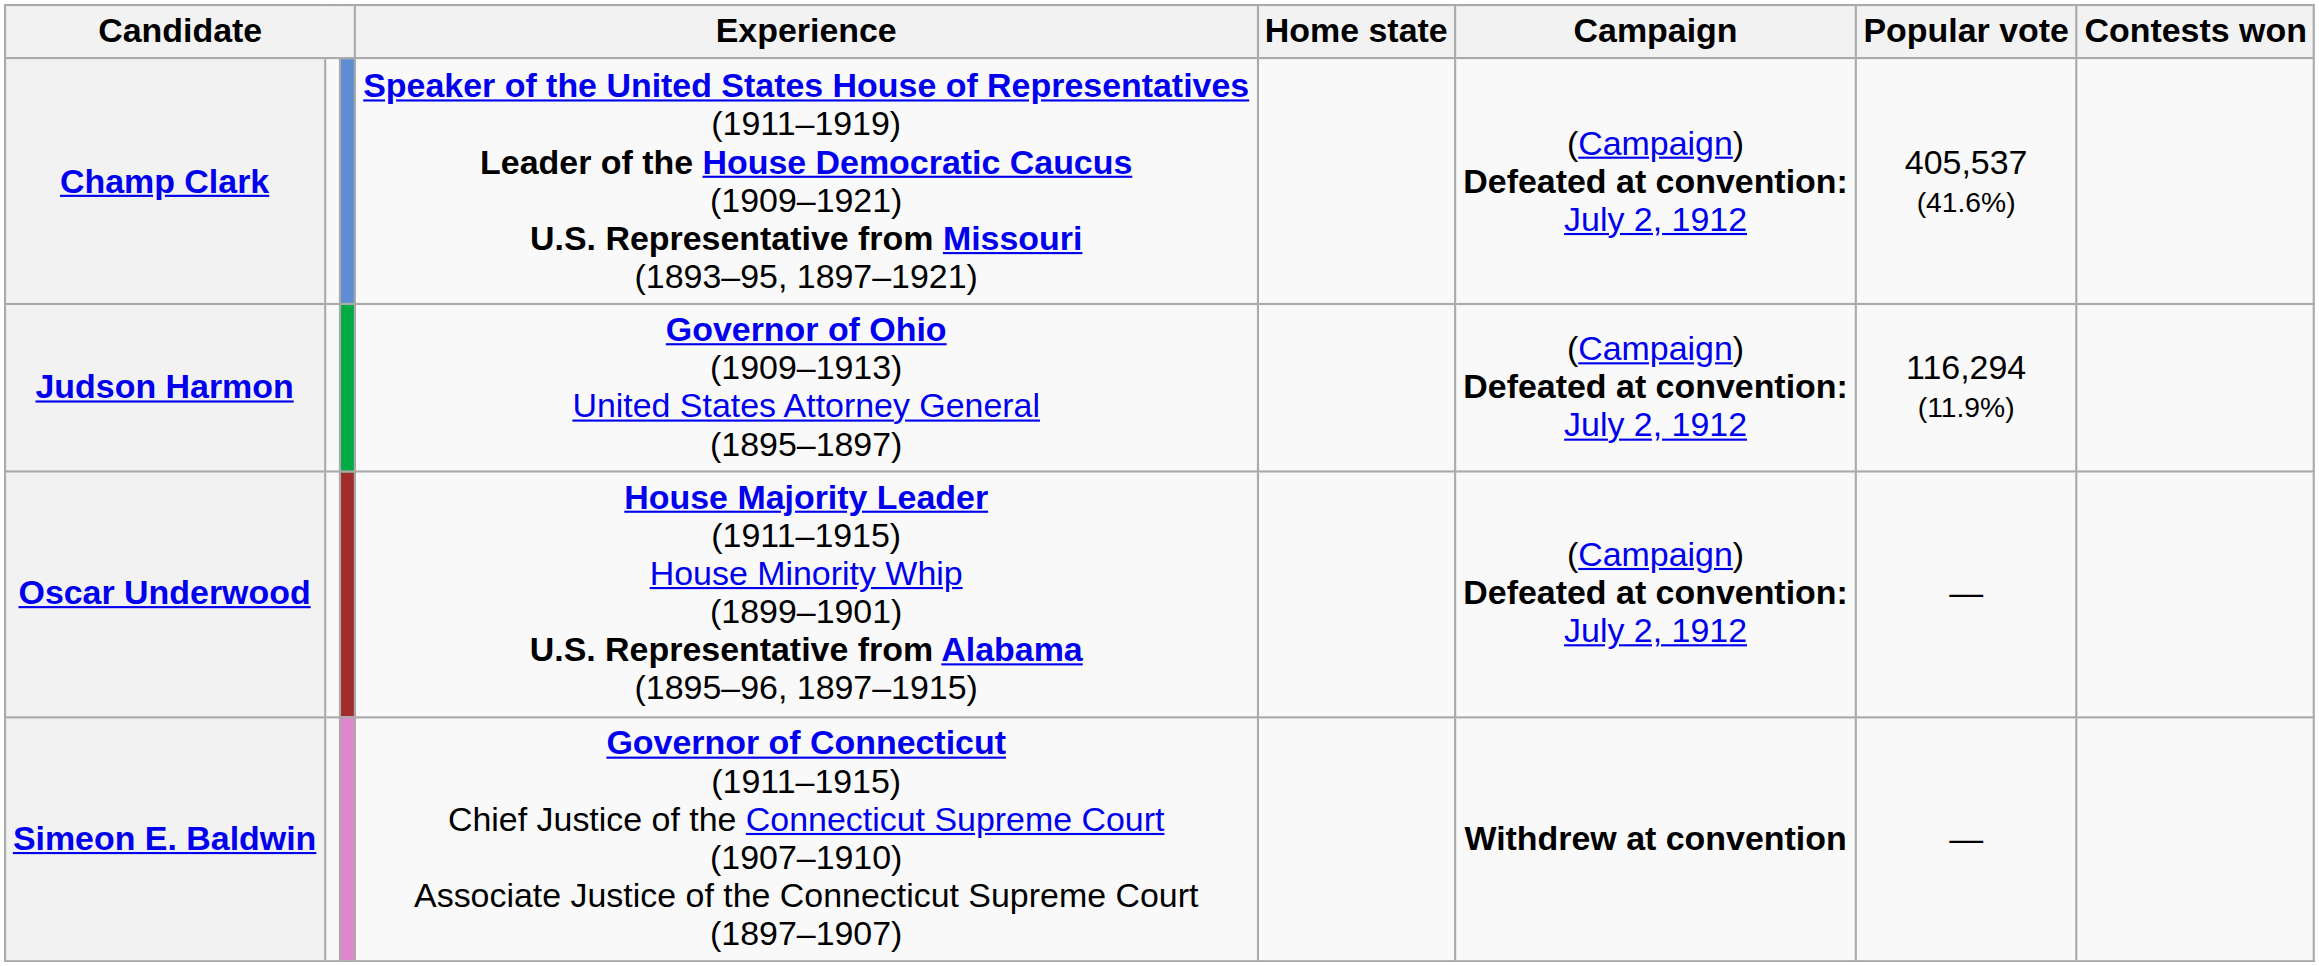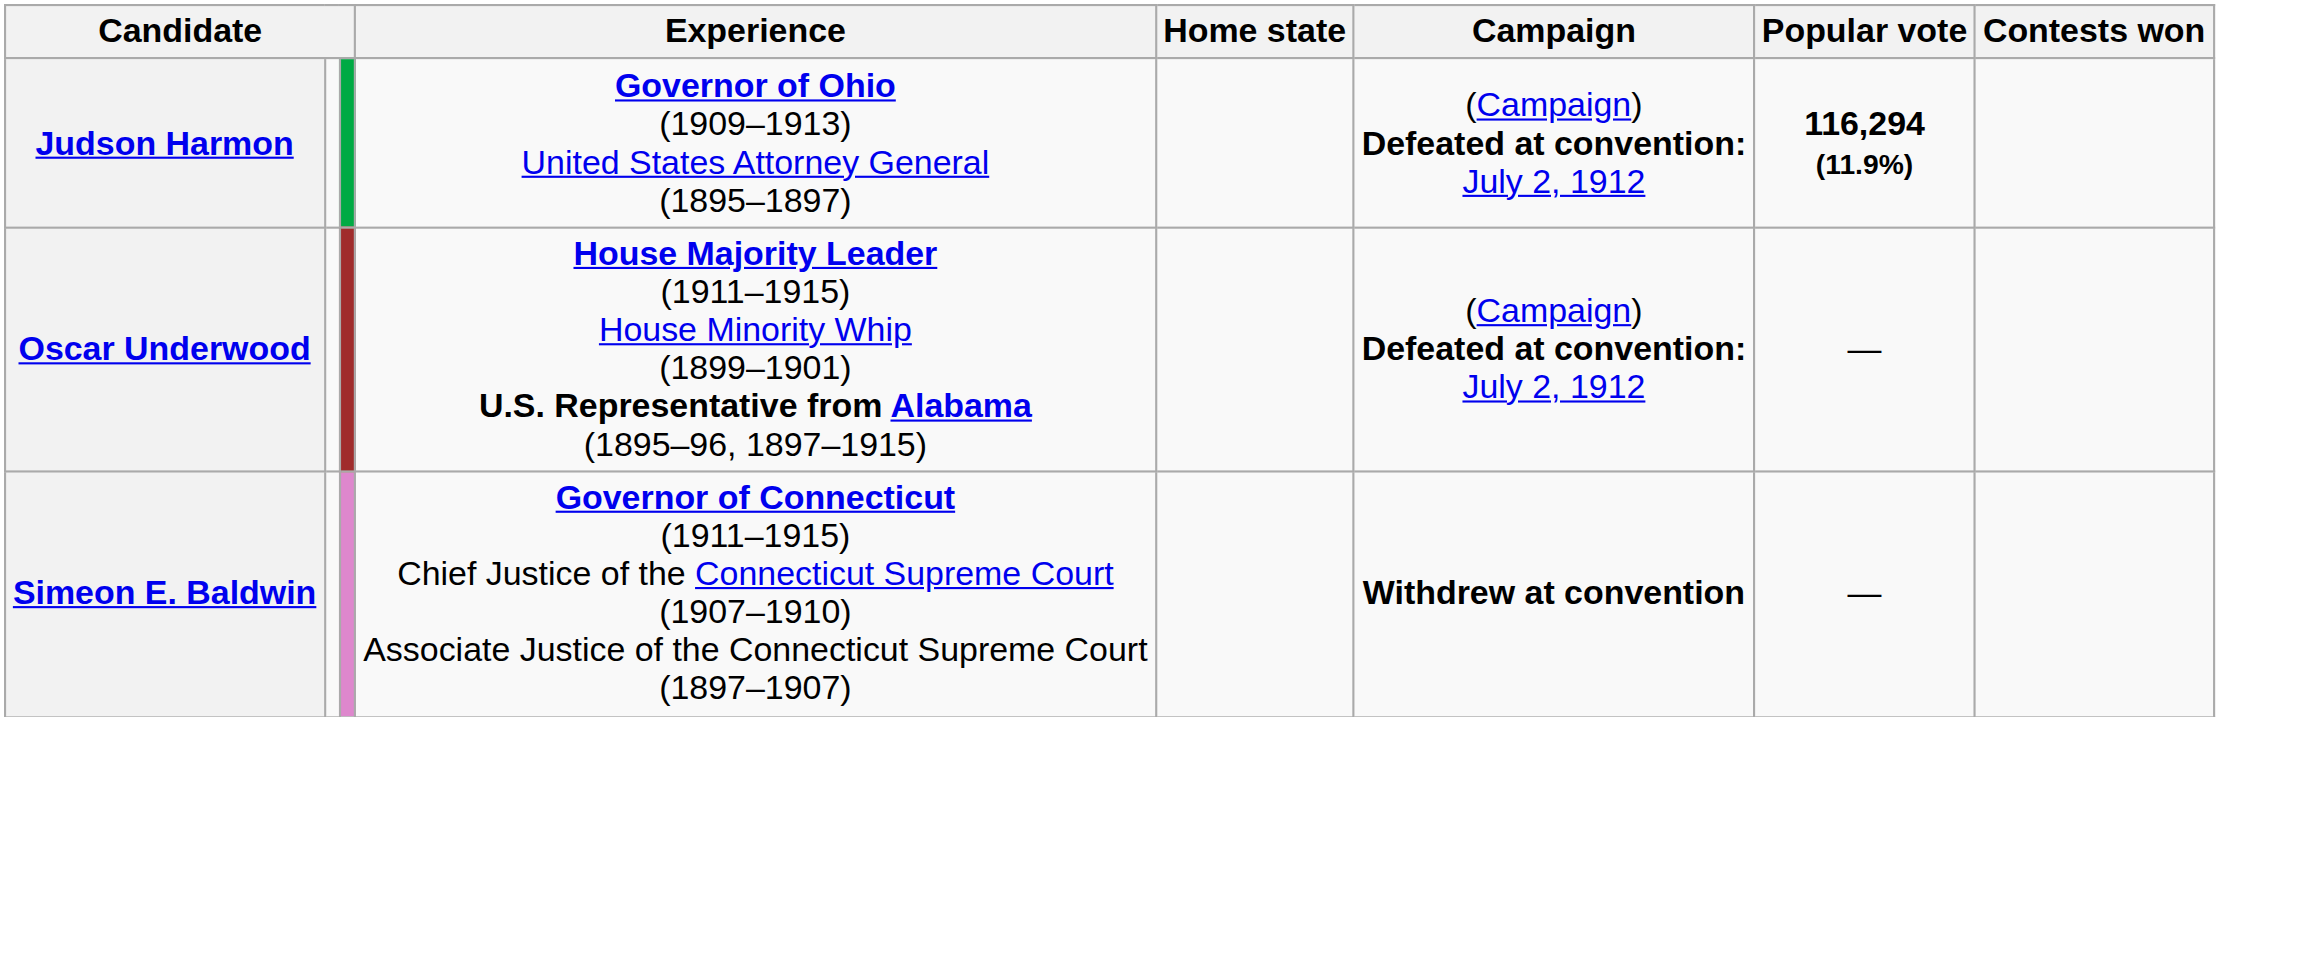- row: (165, 180)
(1966, 387) normal -> (1865, 142) bold
